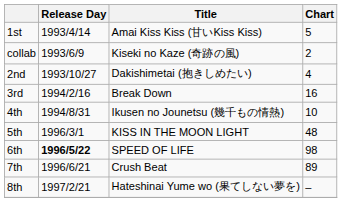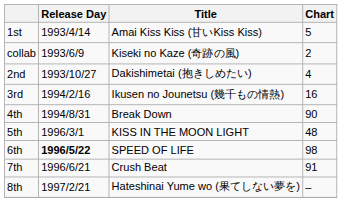(142, 93) Break Down -> (198, 94) Ikusen no Jounetsu (幾千もの情熱)
(198, 112) Ikusen no Jounetsu (幾千もの情熱) -> (142, 114) Break Down
(311, 112) 10 -> (311, 114) 90
(311, 168) 89 -> (311, 168) 91
